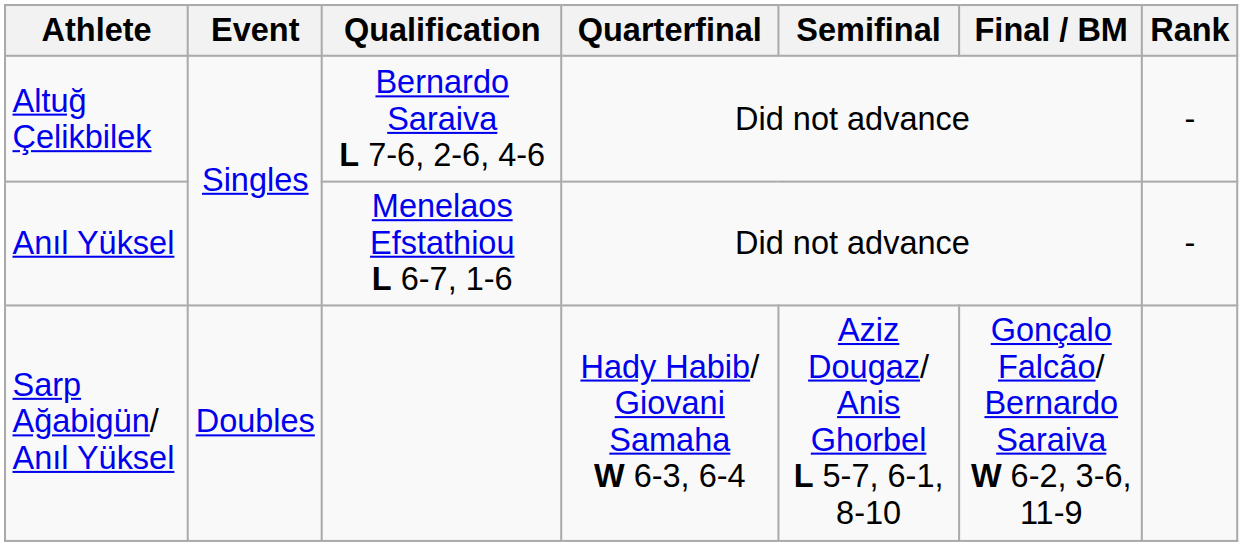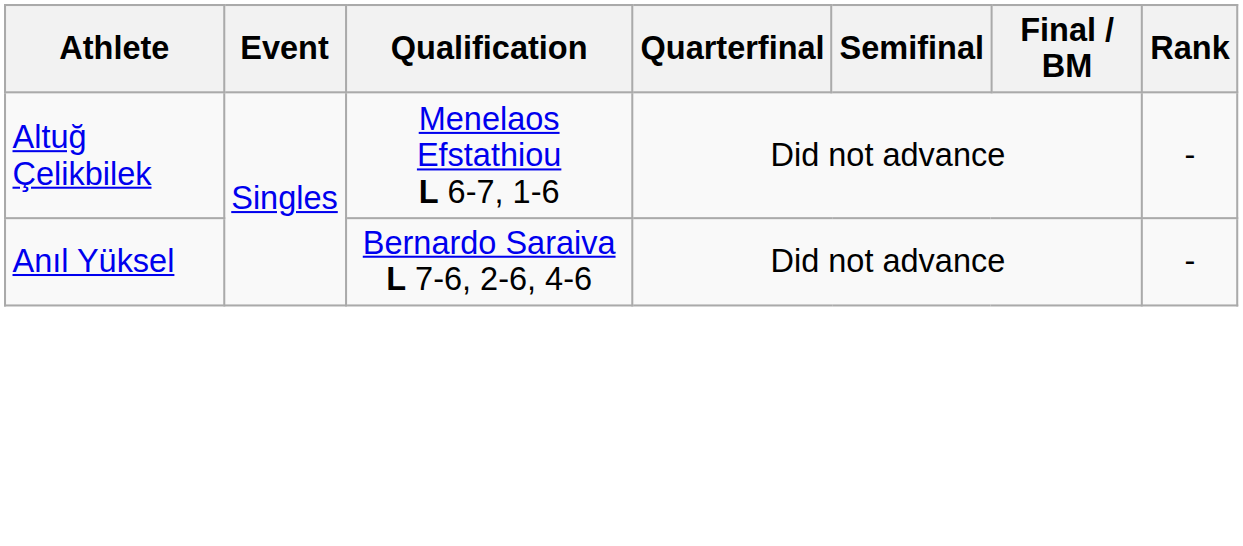(442, 118) Bernardo Saraiva L 7-6, 2-6, 4-6 -> (489, 154) Menelaos Efstathiou L 6-7, 1-6
(442, 242) Menelaos Efstathiou L 6-7, 1-6 -> (489, 261) Bernardo Saraiva L 7-6, 2-6, 4-6
- row: (93, 422)
